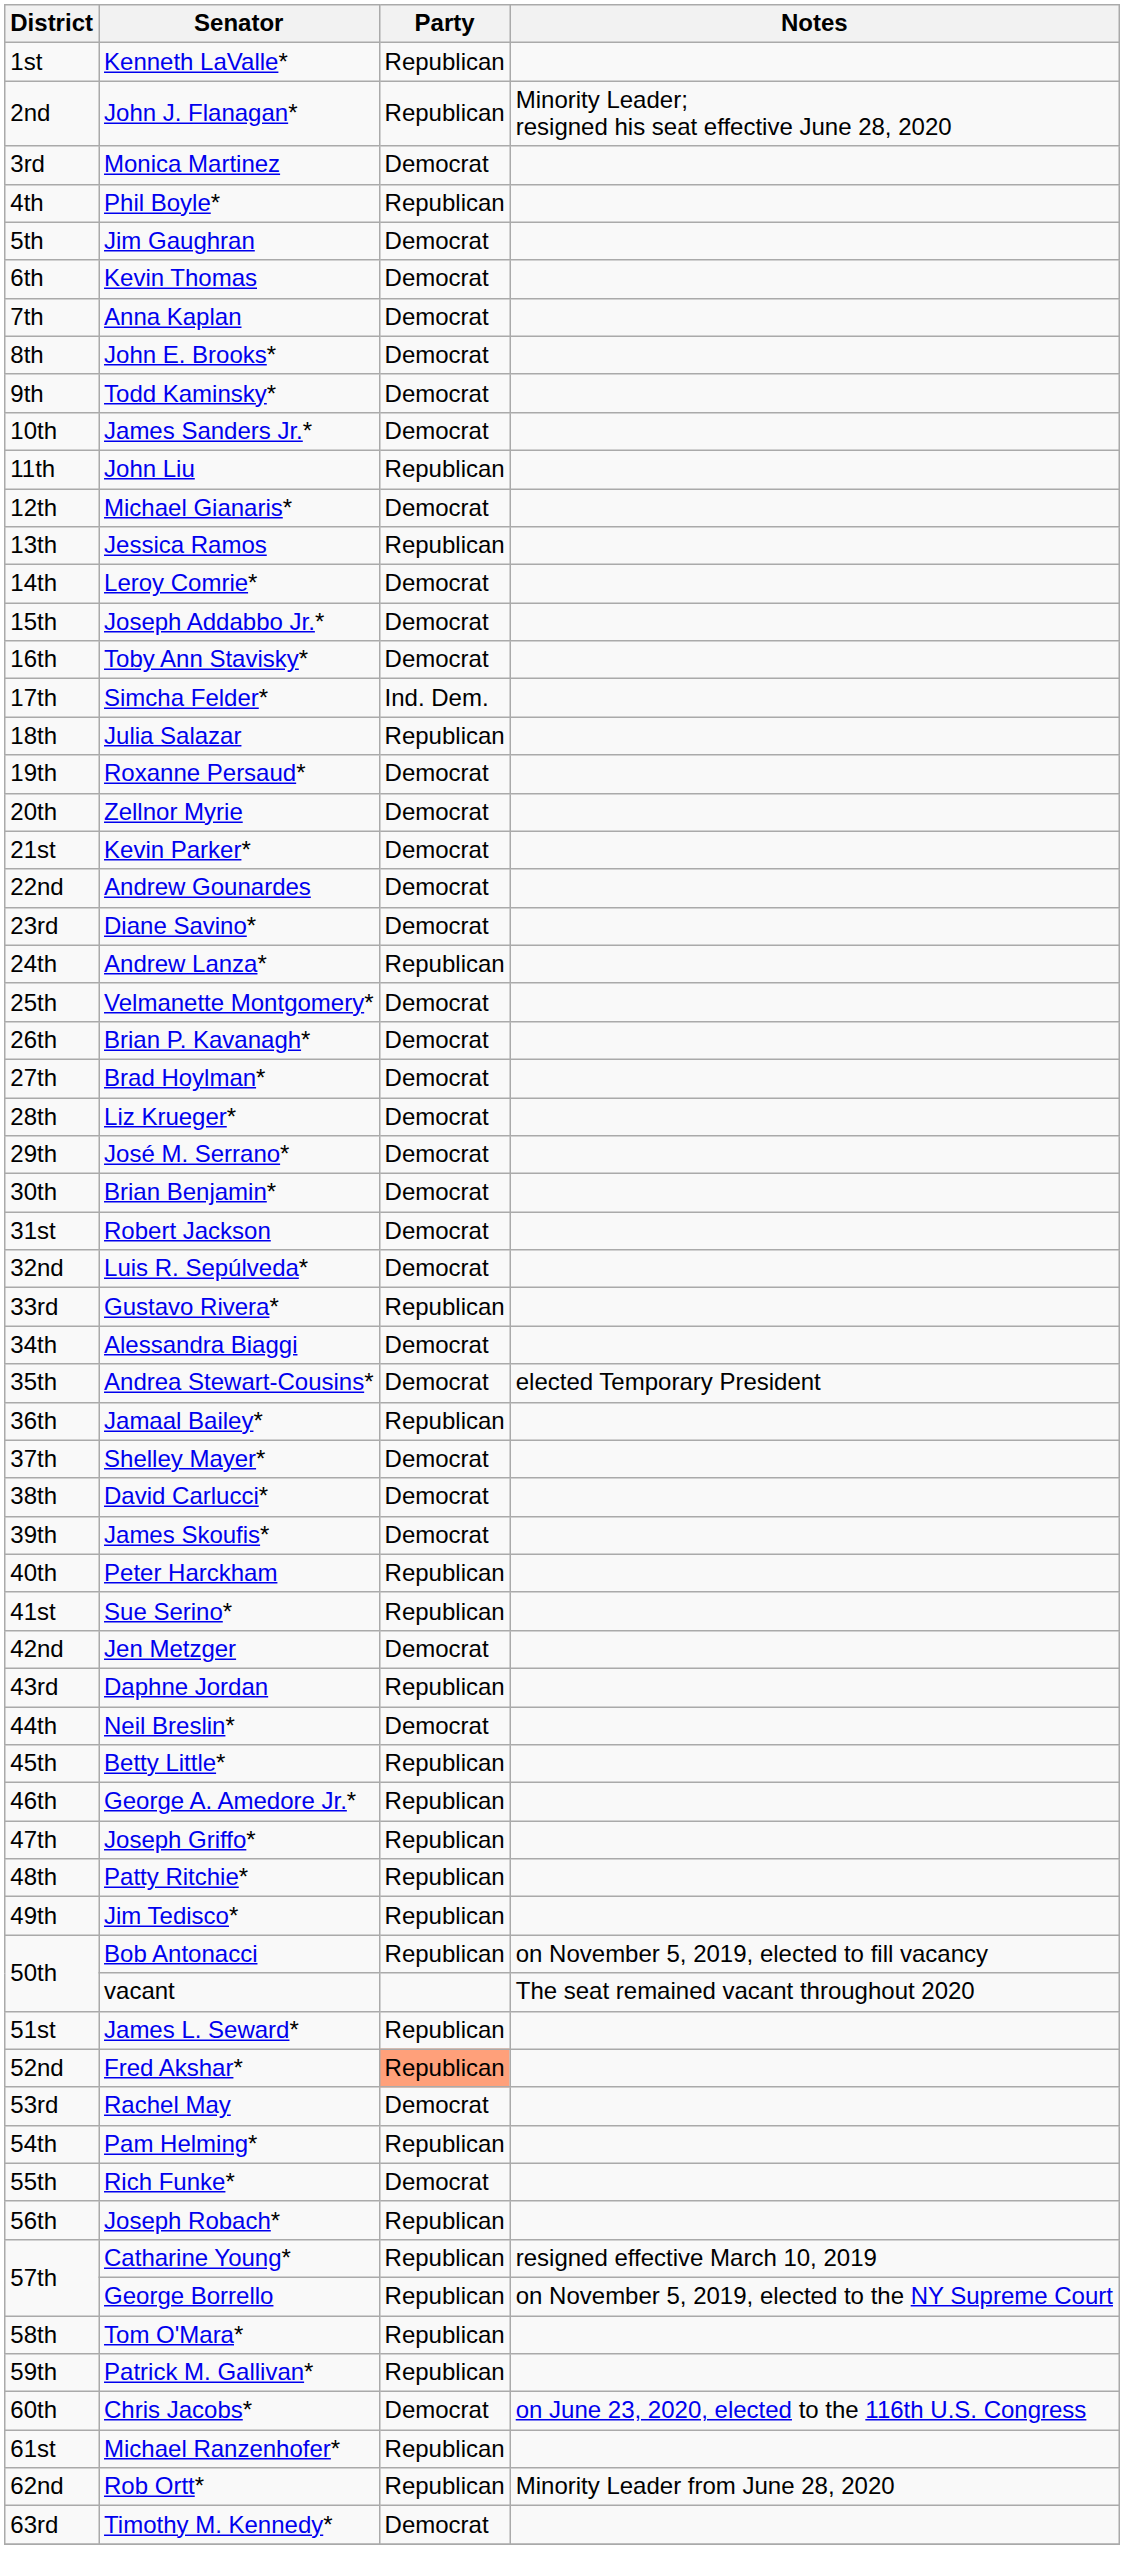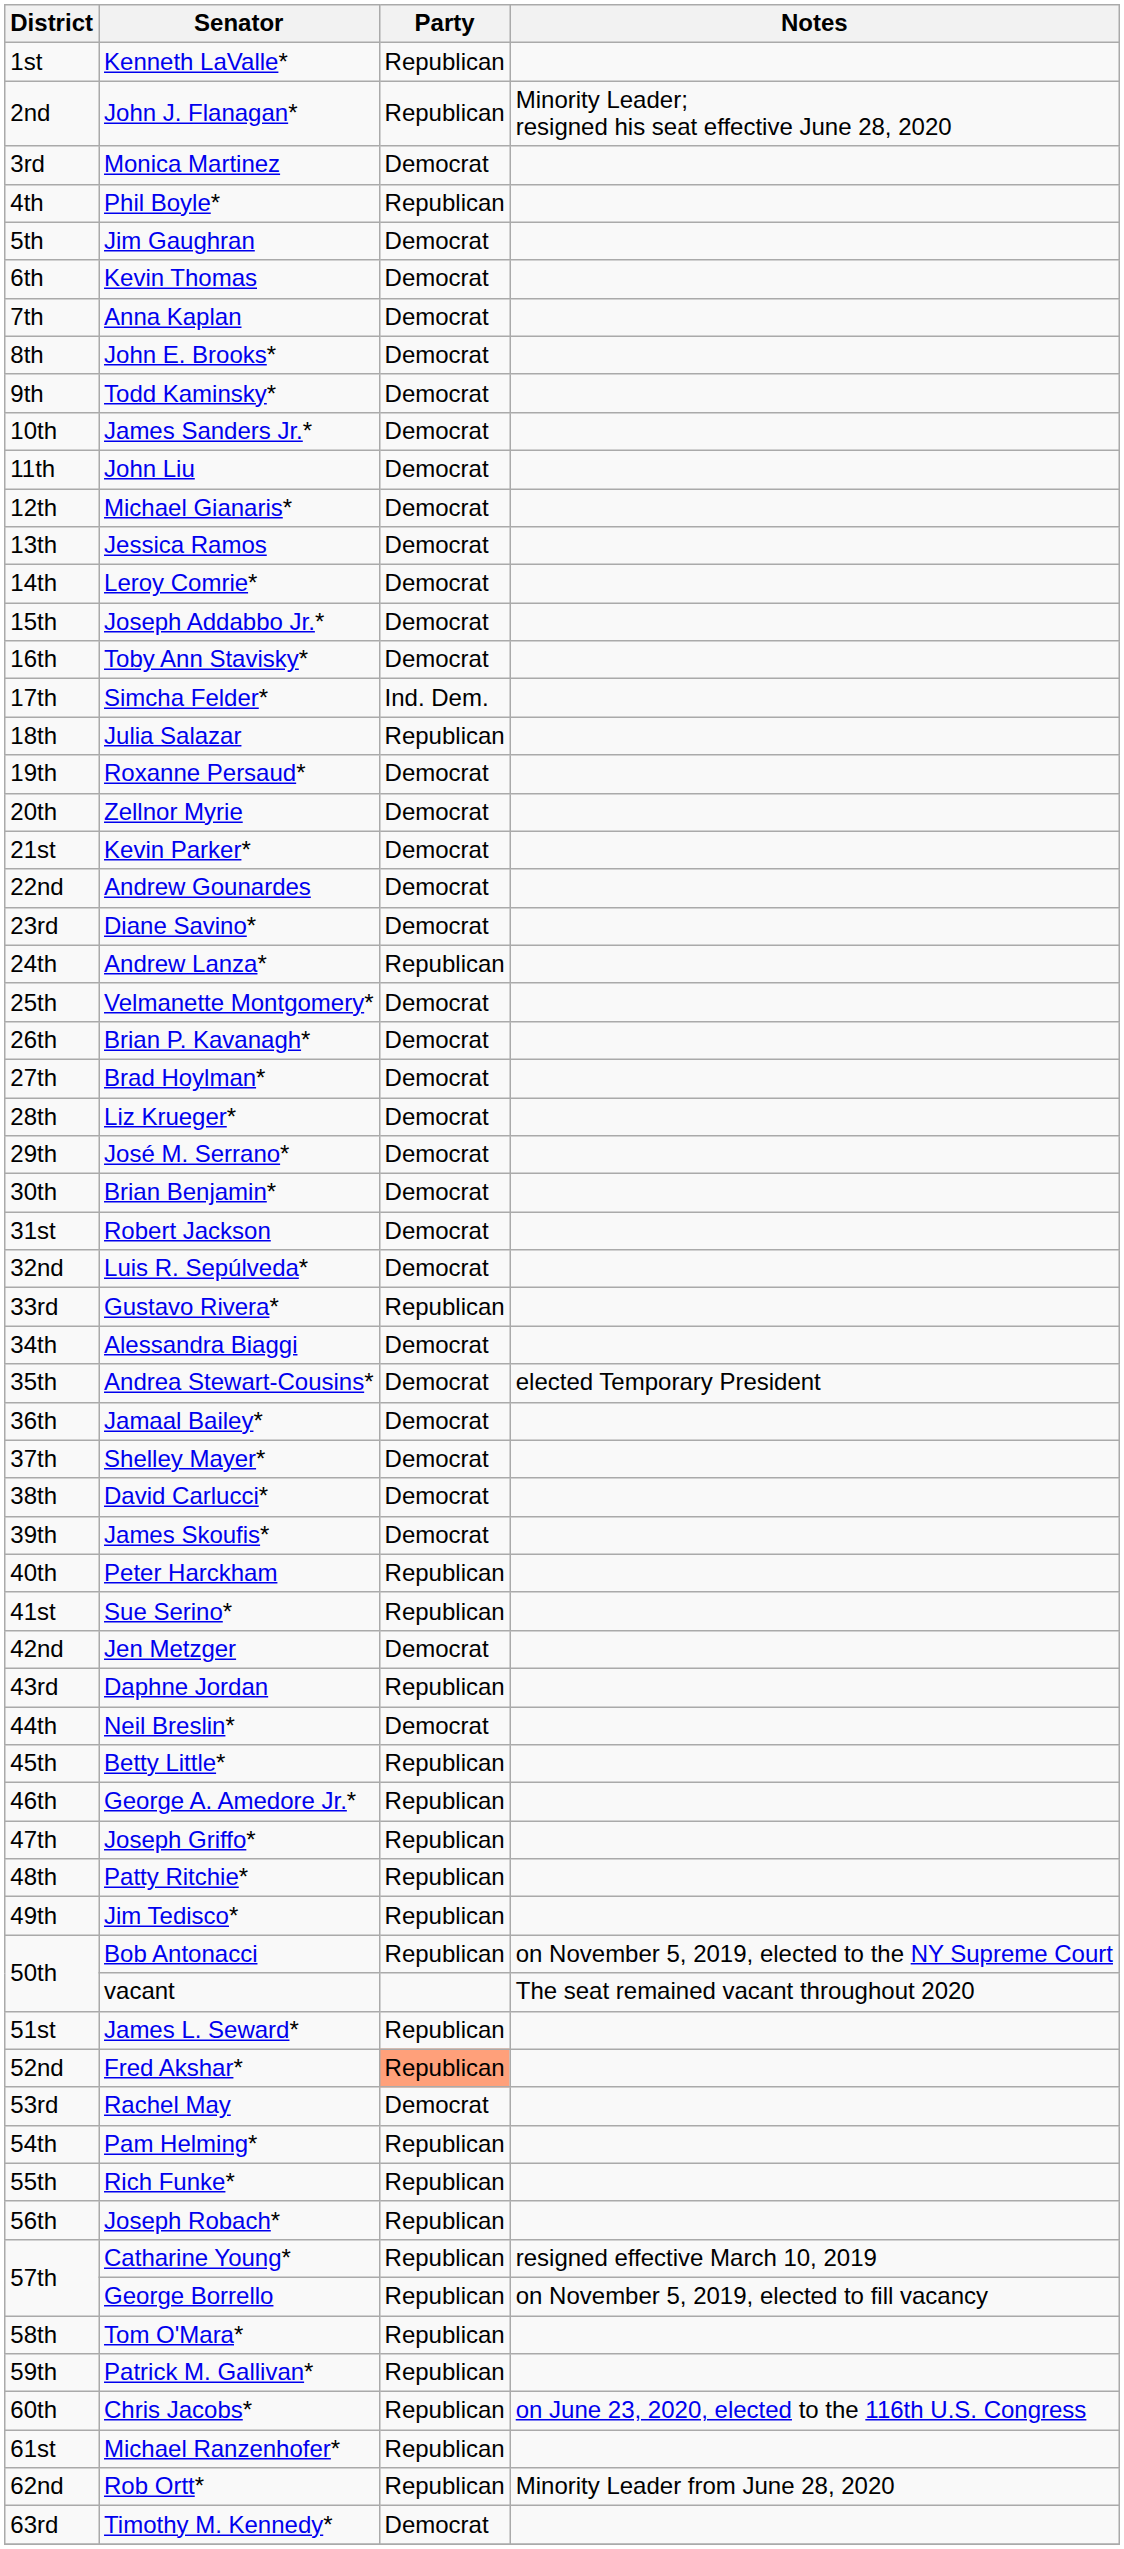(445, 469) Republican -> (437, 469) Democrat
(445, 545) Republican -> (437, 545) Democrat
(445, 1420) Republican -> (437, 1420) Democrat
(752, 1953) on November 5, 2019, elected to fill vacancy -> (814, 1953) on November 5, 2019, elected to the NY Supreme Court
(437, 2182) Democrat -> (445, 2182) Republican
(814, 2296) on November 5, 2019, elected to the NY Supreme Court -> (752, 2296) on November 5, 2019, elected to fill vacancy
(437, 2410) Democrat -> (445, 2410) Republican
